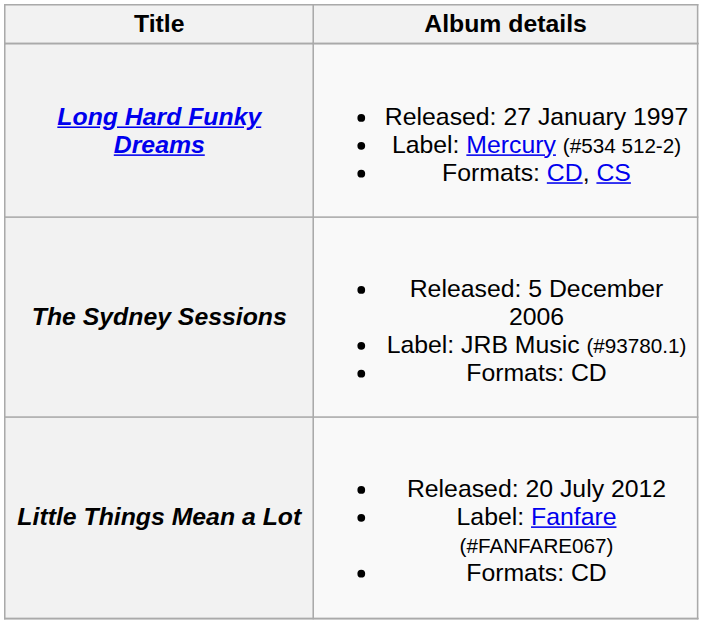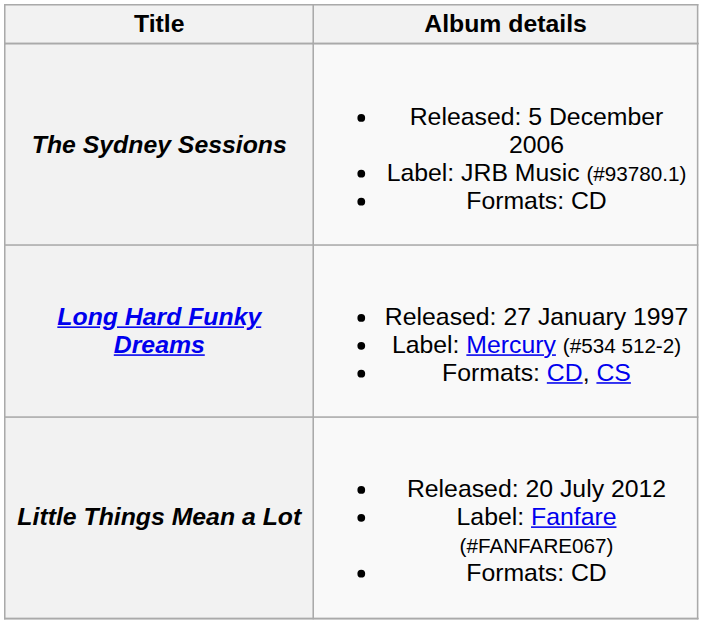rows swapped: (159, 130) <-> (159, 316)
